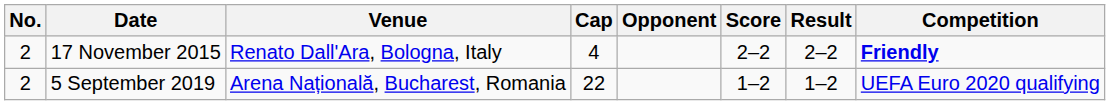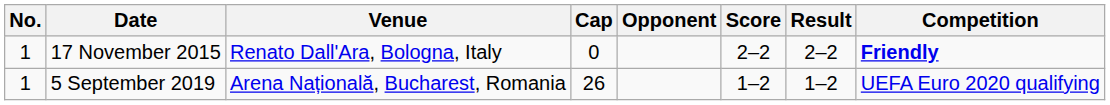(25, 52) 2 -> (25, 52) 1
(594, 52) 4 -> (594, 52) 0
(25, 83) 2 -> (25, 83) 1
(594, 83) 22 -> (594, 83) 26
